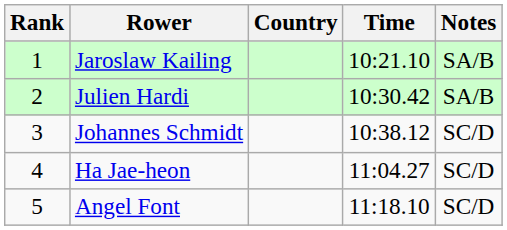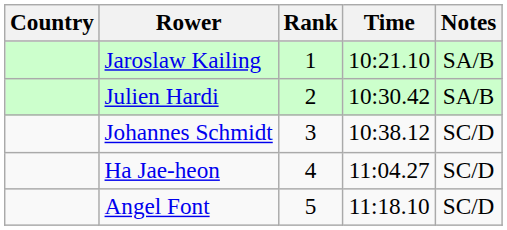columns swapped: (37, 22) <-> (296, 22)
